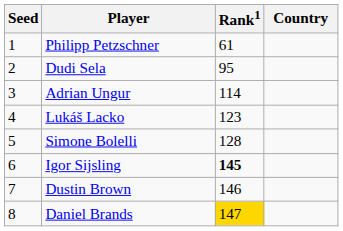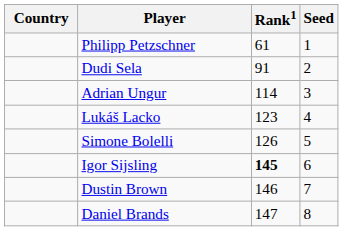columns swapped: (301, 18) <-> (23, 18)
(226, 68) 95 -> (262, 68) 91
(230, 141) 128 -> (266, 141) 126
(230, 213) gold background -> (266, 213) no background
